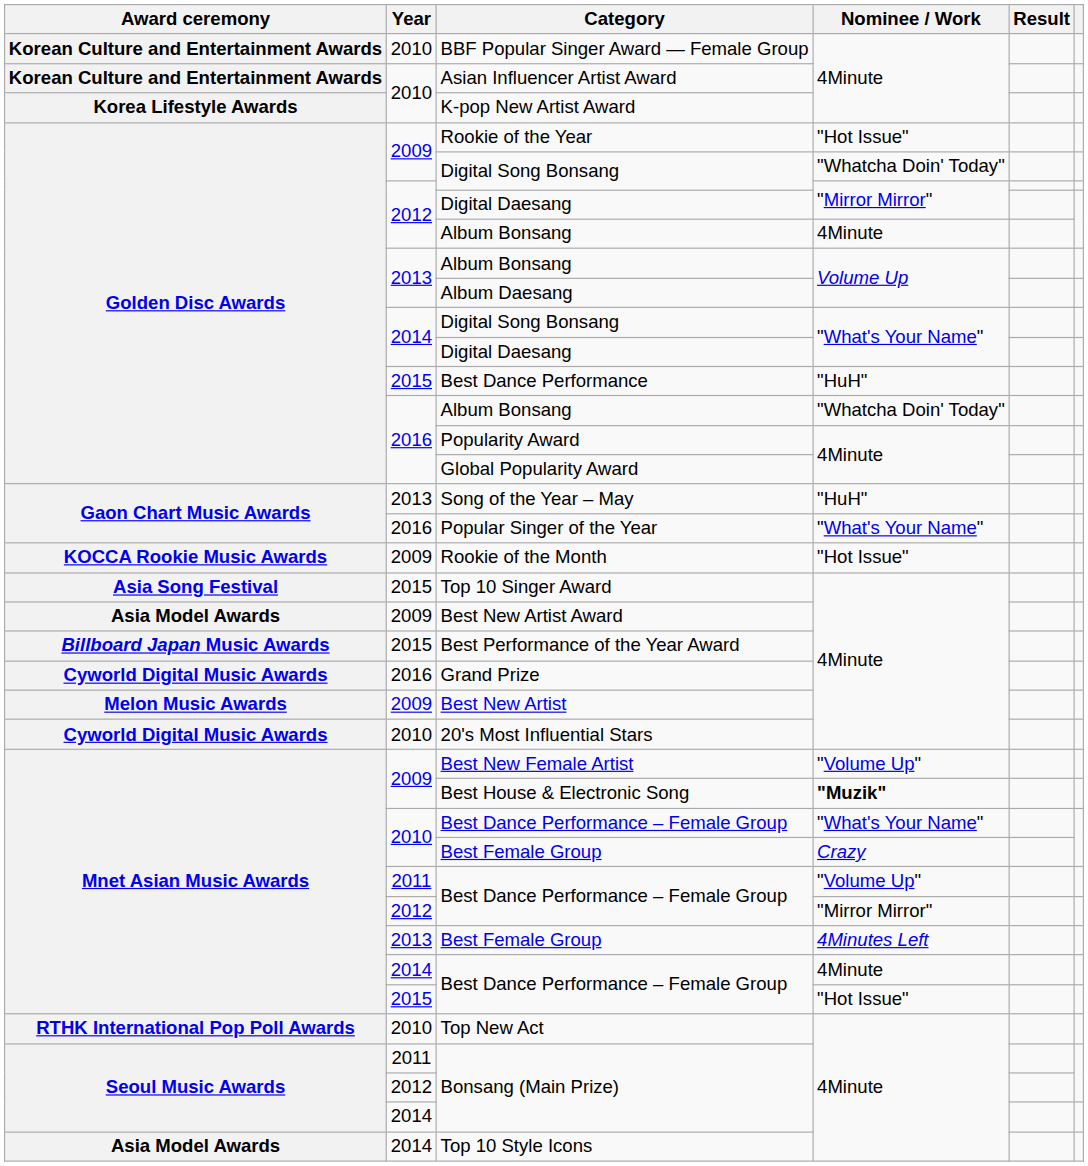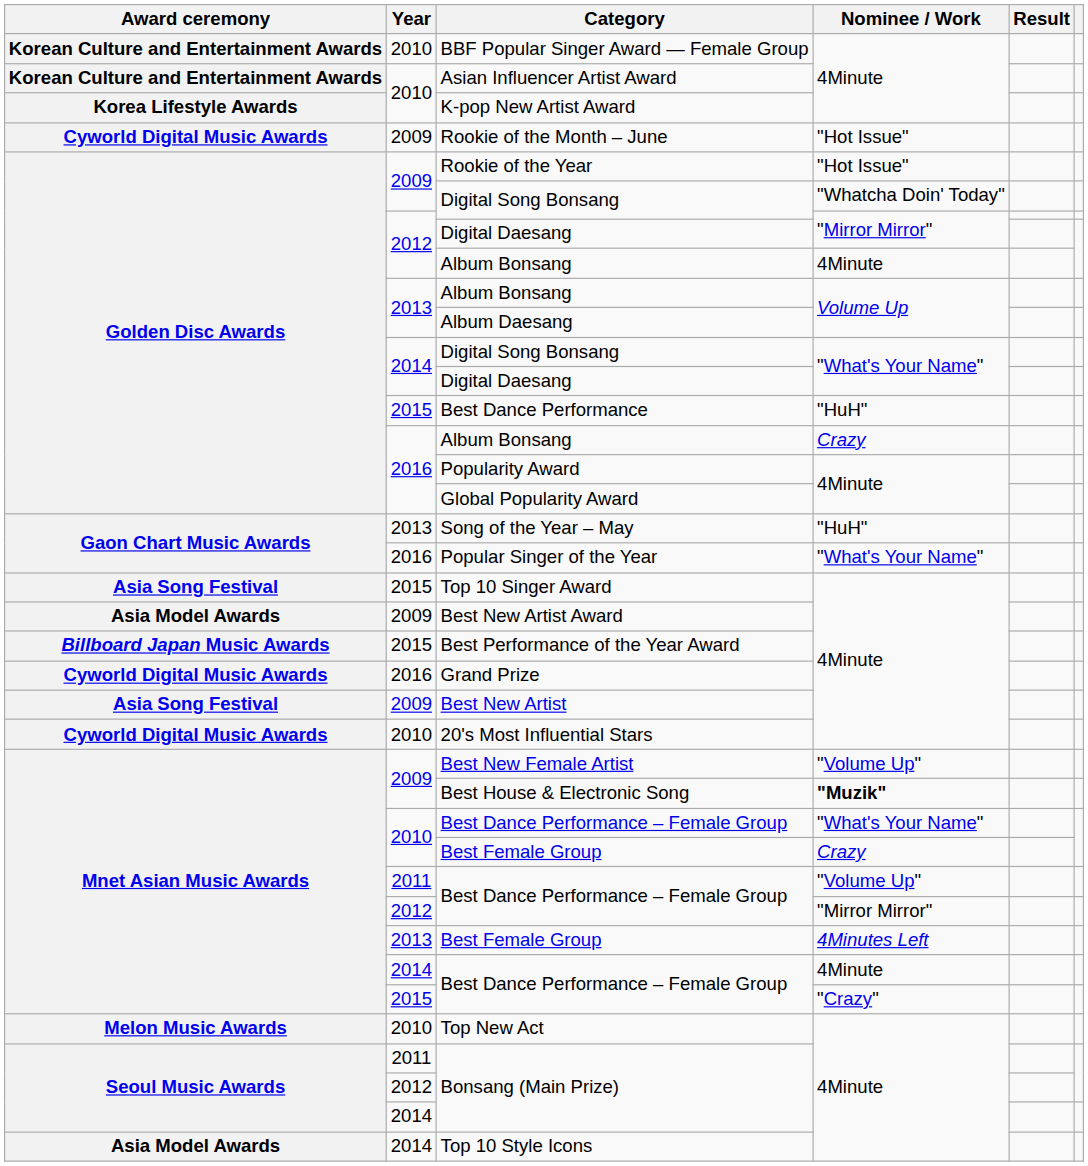+ row: (411, 136)
(911, 410) "Whatcha Doin' Today" -> (841, 439) Crazy
- row: (411, 557)
(196, 704) Melon Music Awards -> (196, 704) Asia Song Festival
(863, 999) "Hot Issue" -> (848, 999) "Crazy"
(196, 1028) RTHK International Pop Poll Awards -> (196, 1028) Melon Music Awards
